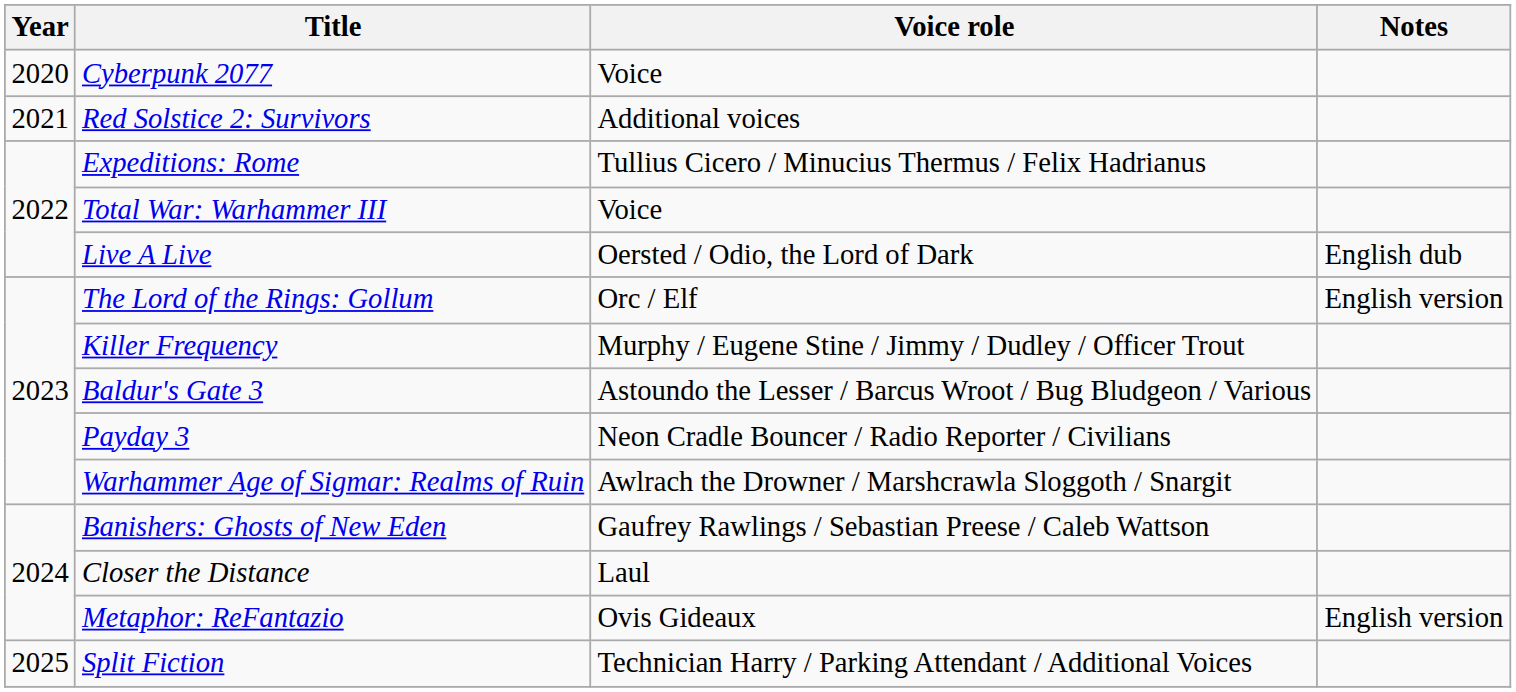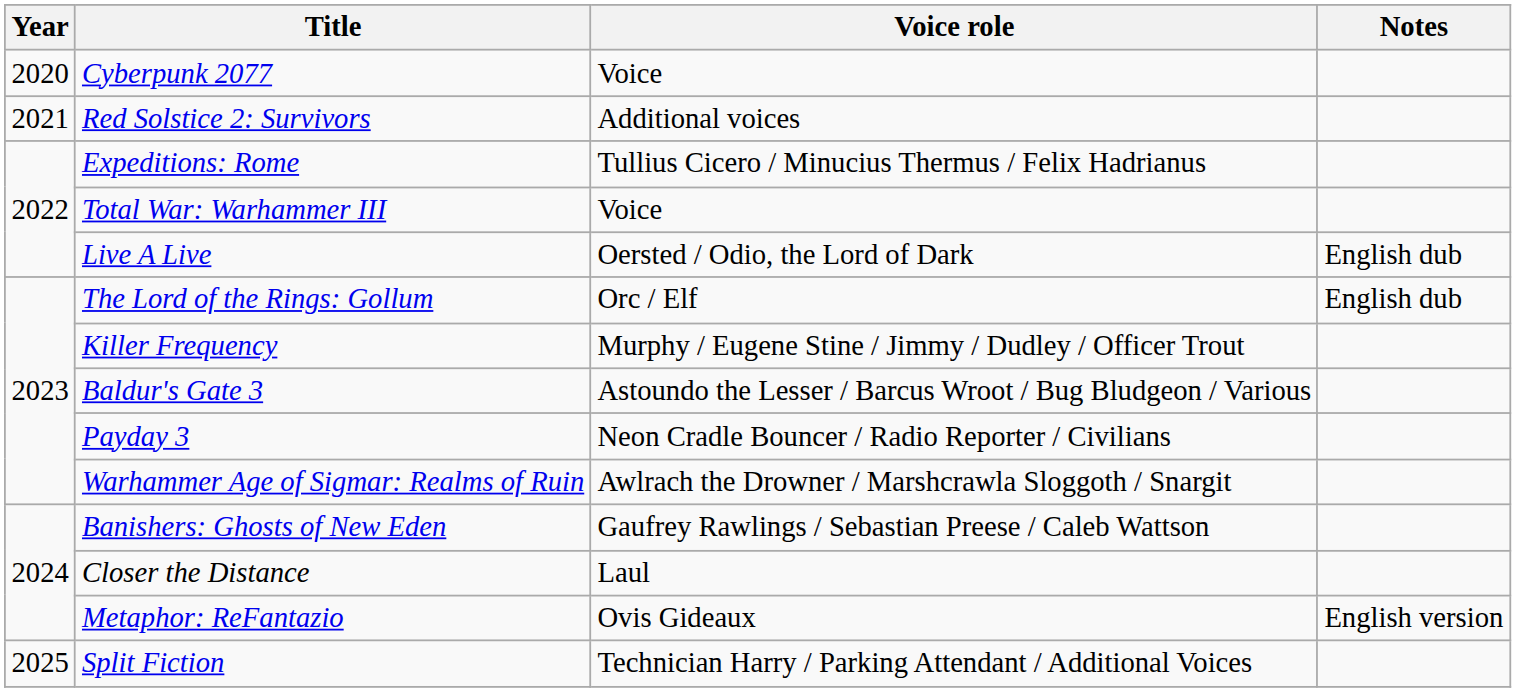(1414, 299) English version -> (1393, 299) English dub
